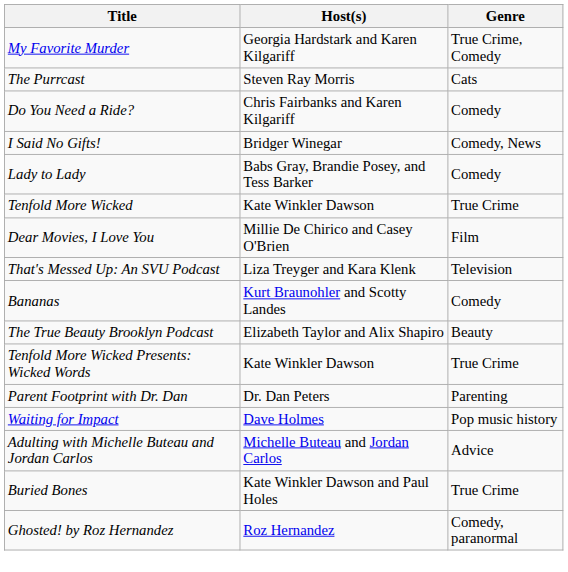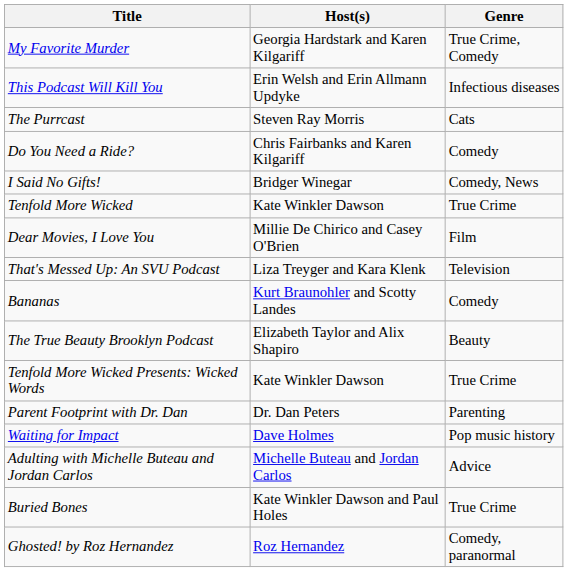+ row: (85, 87)
- row: (47, 174)
